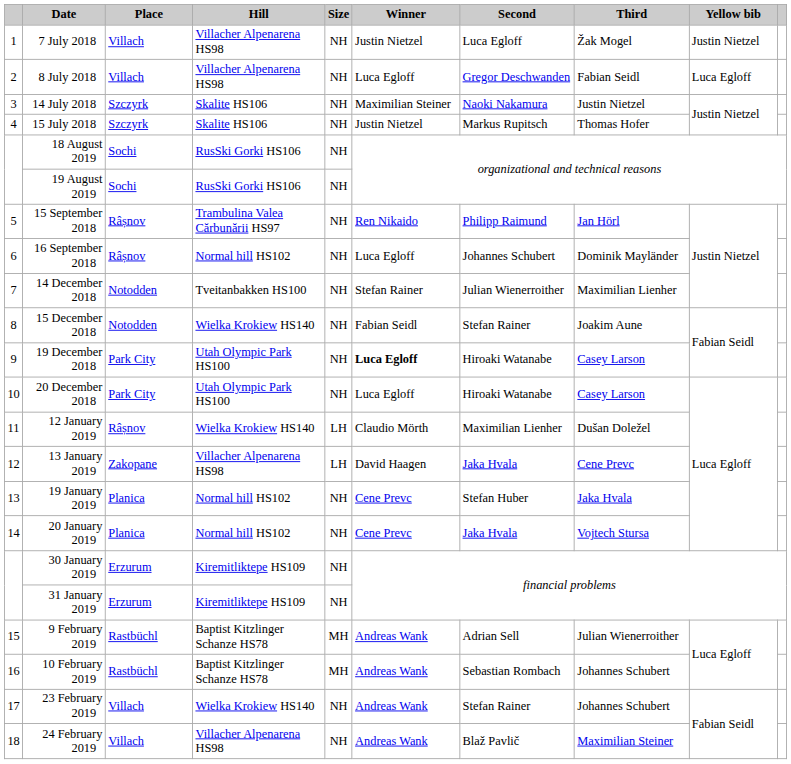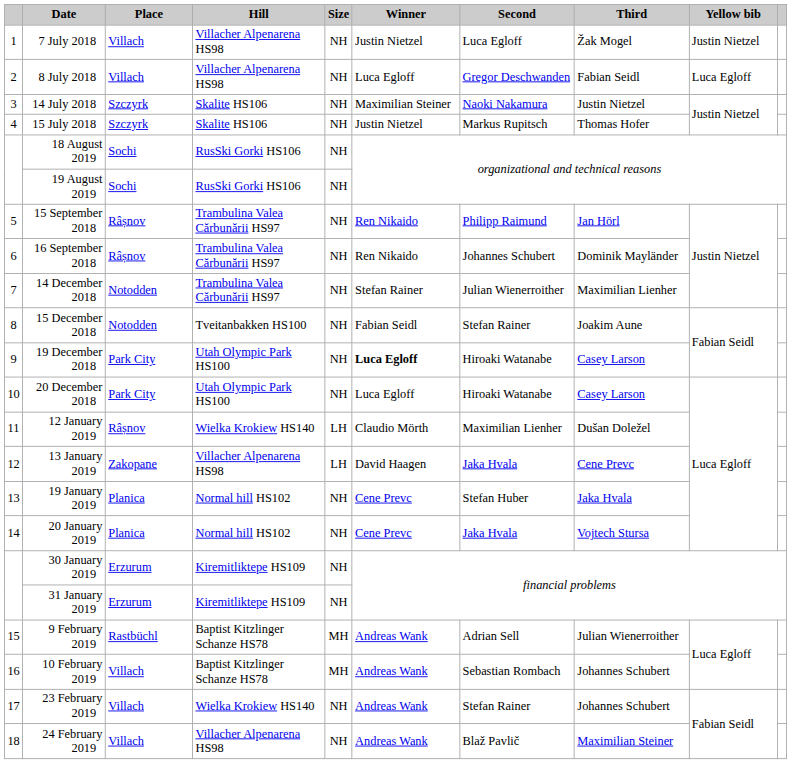(243, 255) Normal hill HS102 -> (239, 255) Trambulina Valea Cărbunării HS97
(385, 255) Luca Egloff -> (387, 255) Ren Nikaido
(251, 290) Tveitanbakken HS100 -> (239, 290) Trambulina Valea Cărbunării HS97
(255, 324) Wielka Krokiew HS140 -> (251, 324) Tveitanbakken HS100
(133, 671) Rastbüchl -> (126, 671) Villach
